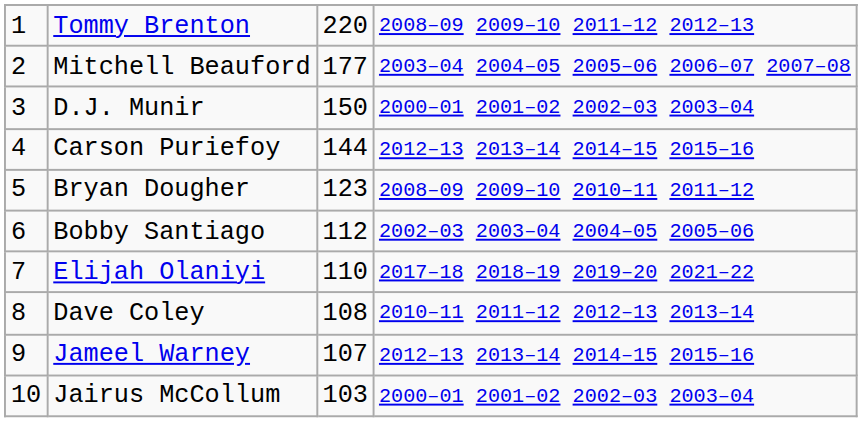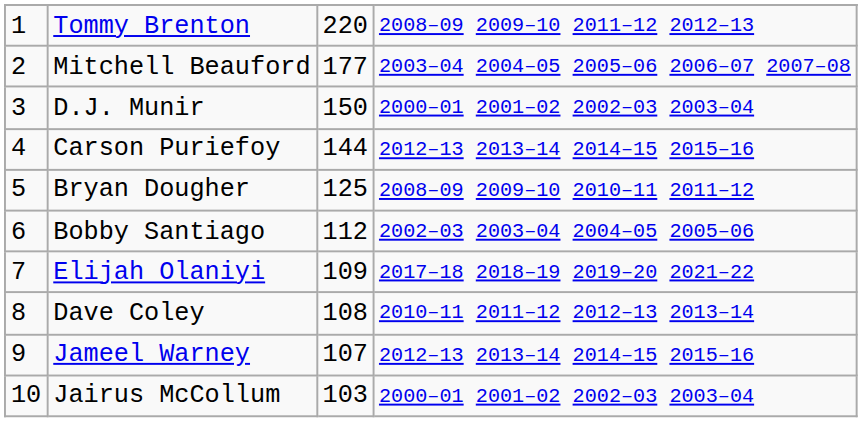(345, 190) 123 -> (345, 190) 125
(345, 272) 110 -> (345, 272) 109
